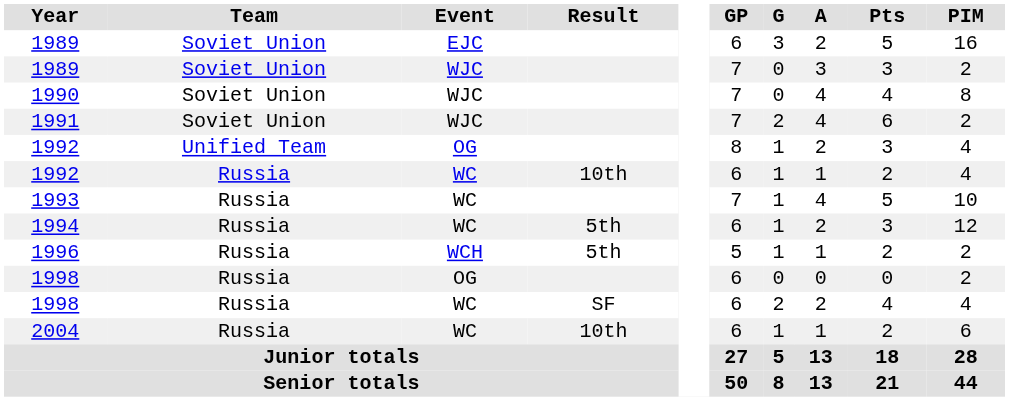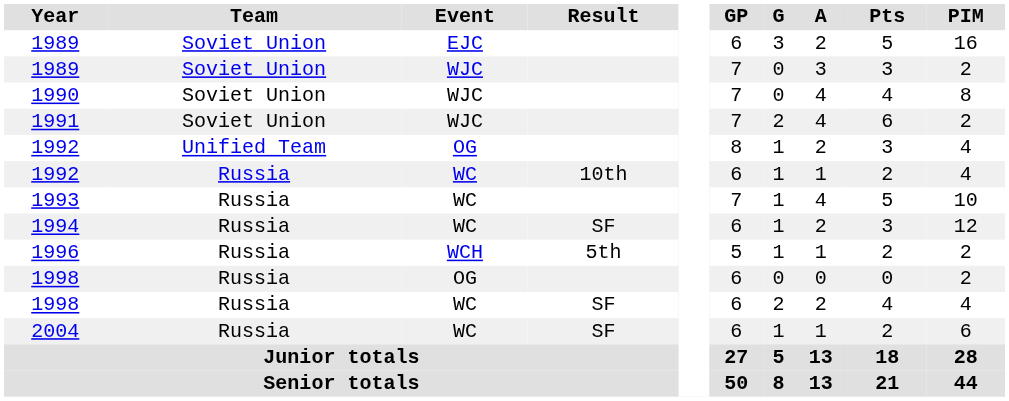(604, 227) 5th -> (604, 227) SF
(604, 331) 10th -> (604, 331) SF
